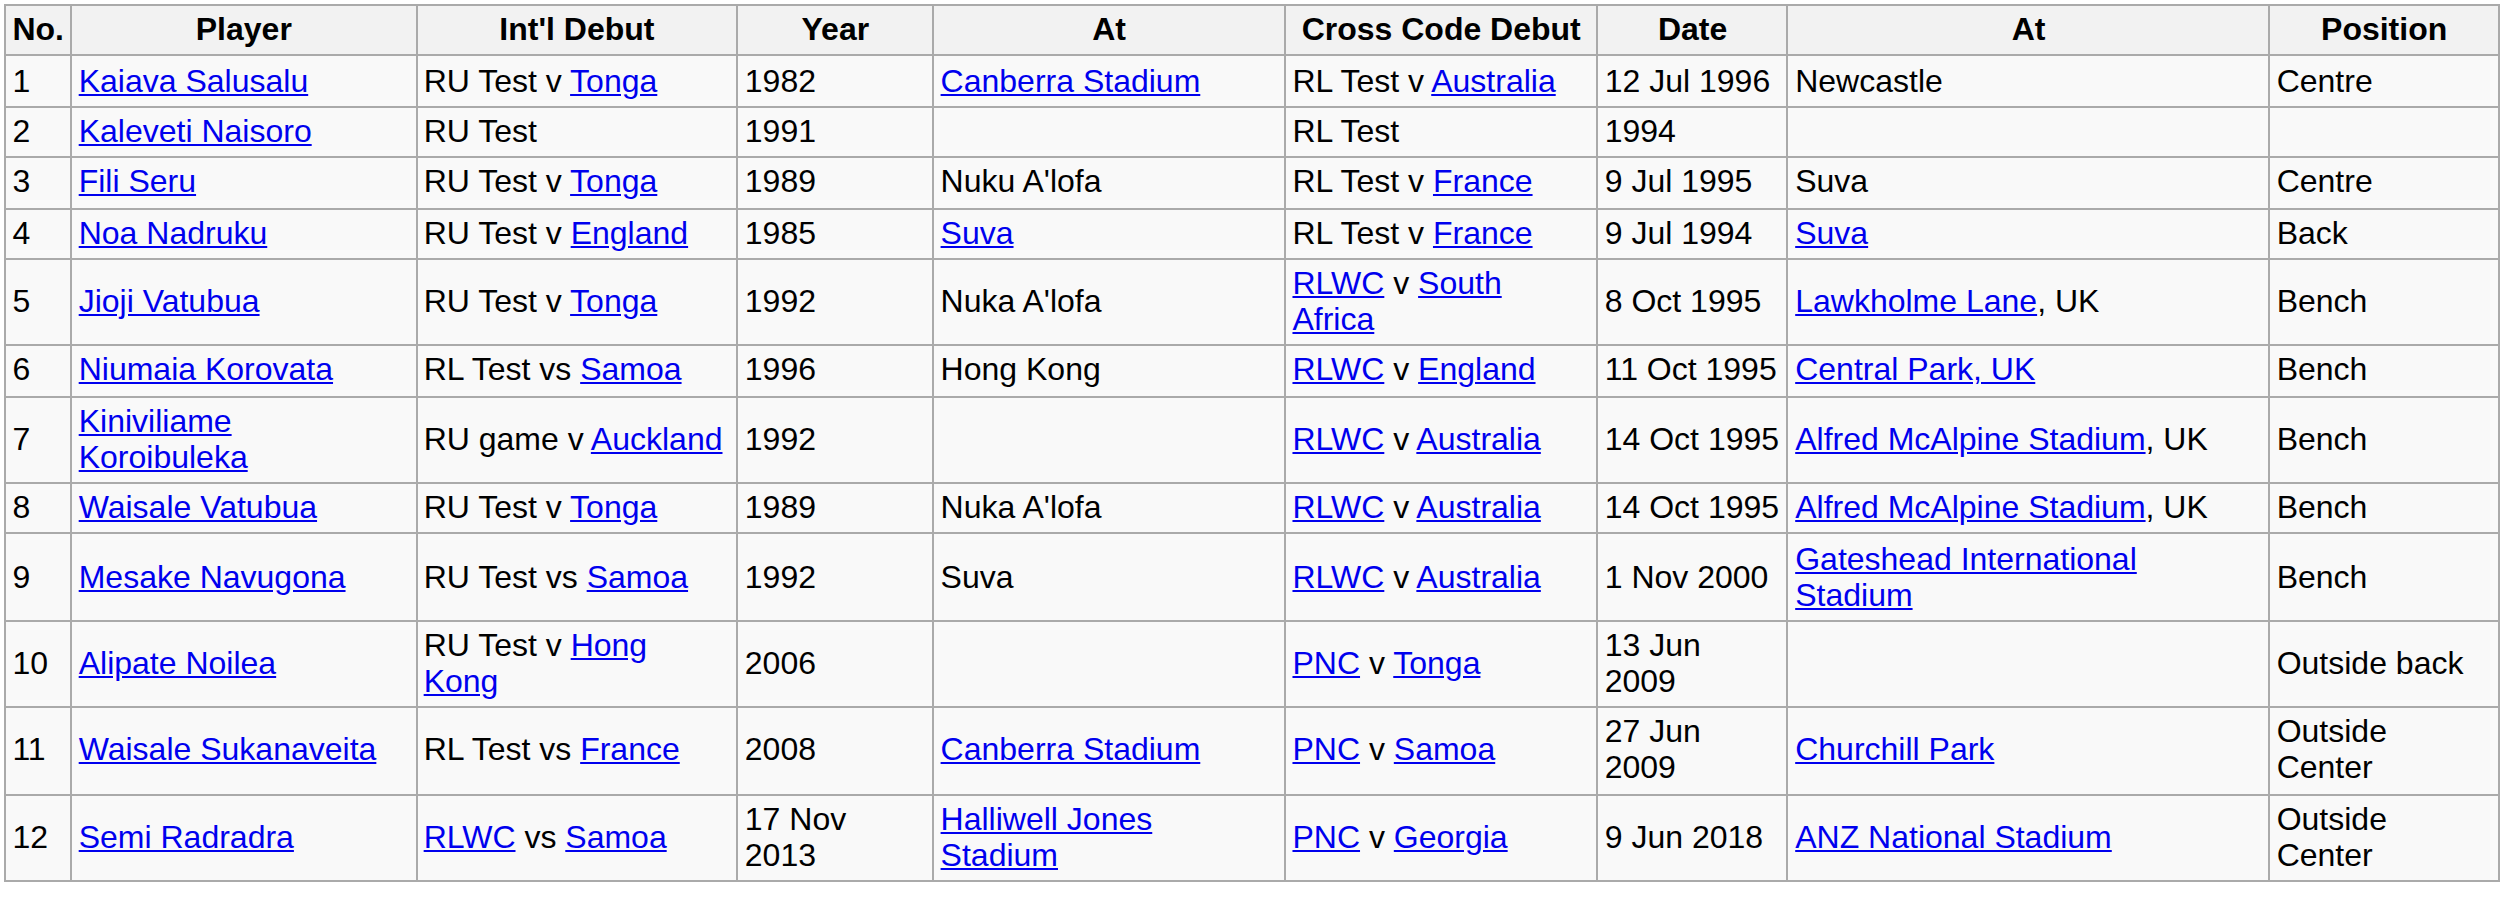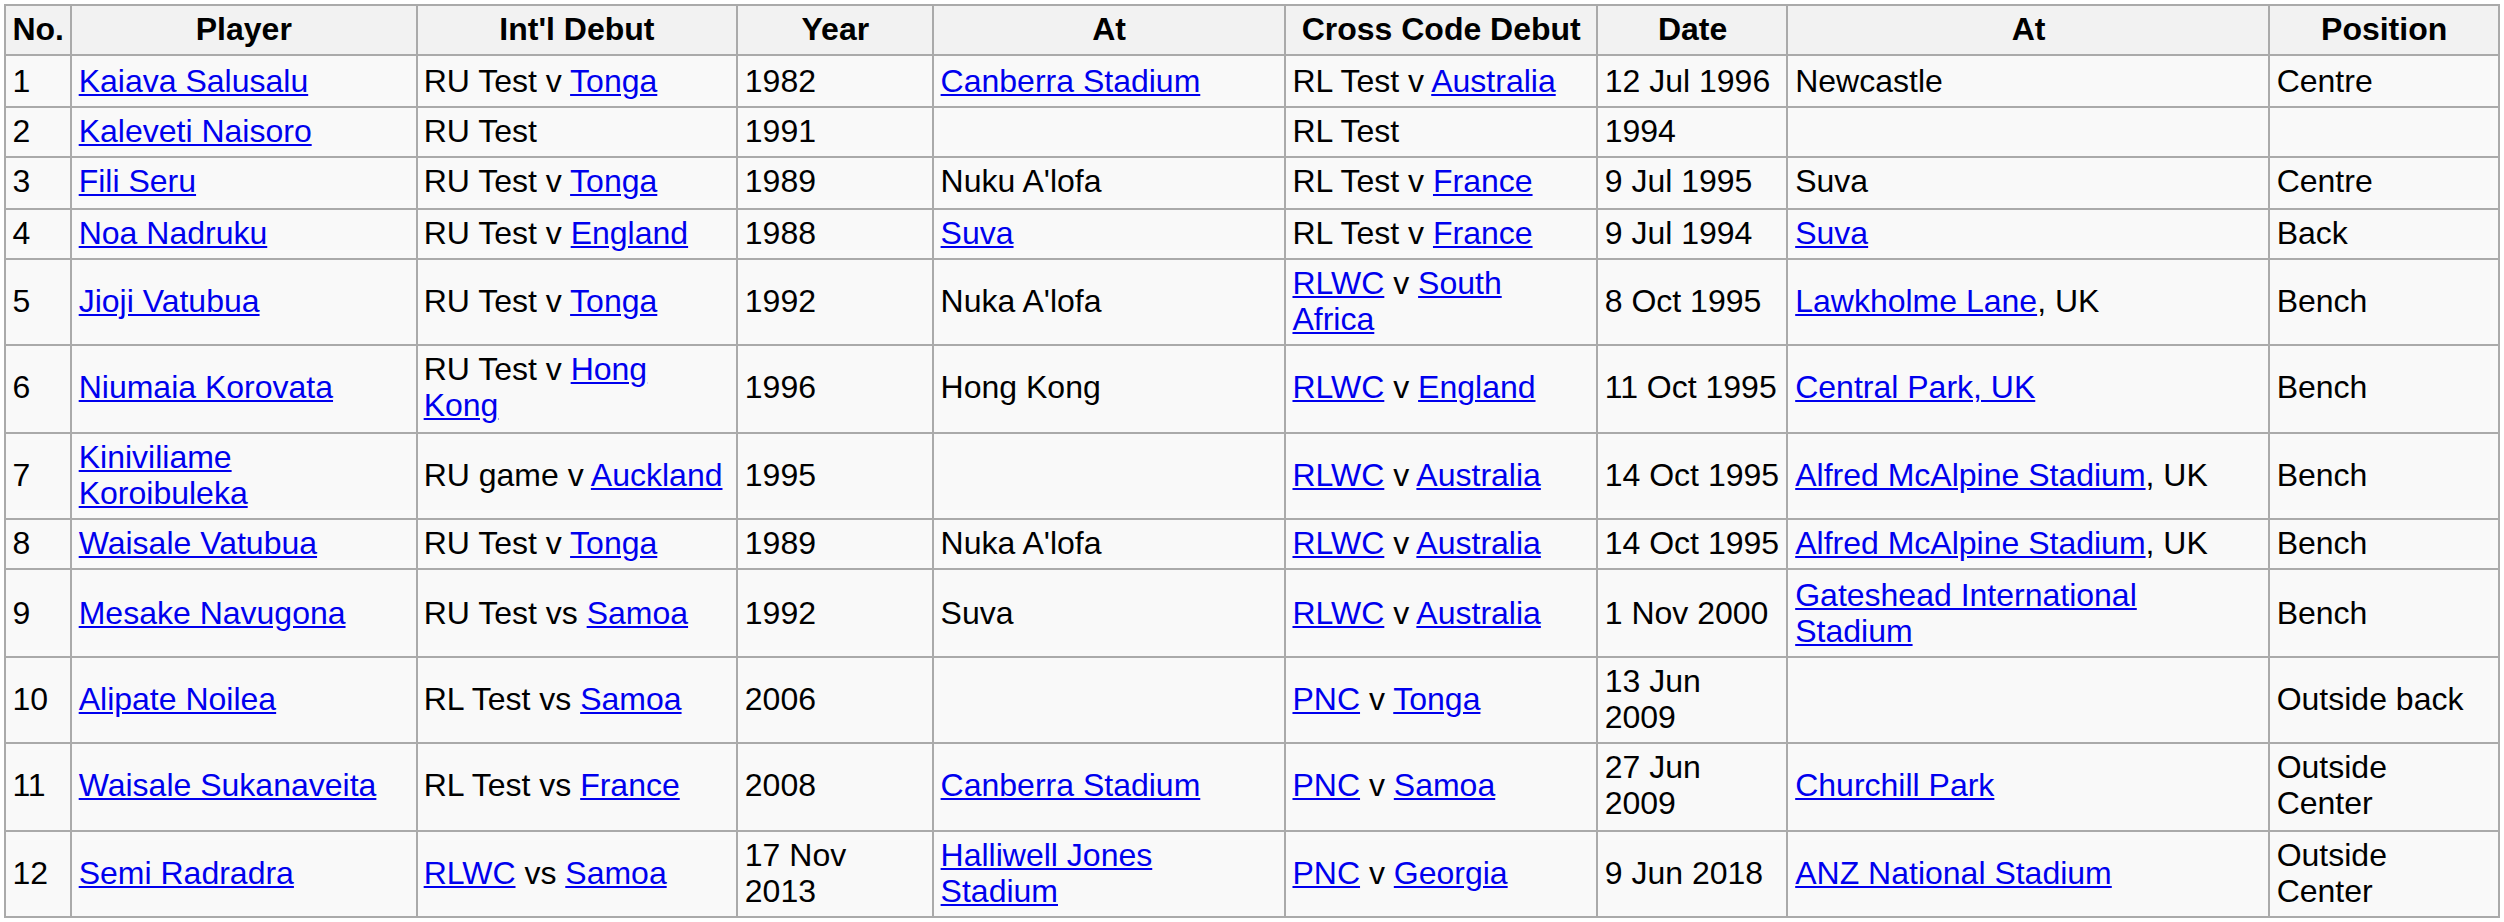(780, 232) 1985 -> (780, 232) 1988
(553, 370) RL Test vs Samoa -> (535, 388) RU Test v Hong Kong
(780, 439) 1992 -> (780, 475) 1995
(535, 663) RU Test v Hong Kong -> (553, 699) RL Test vs Samoa
